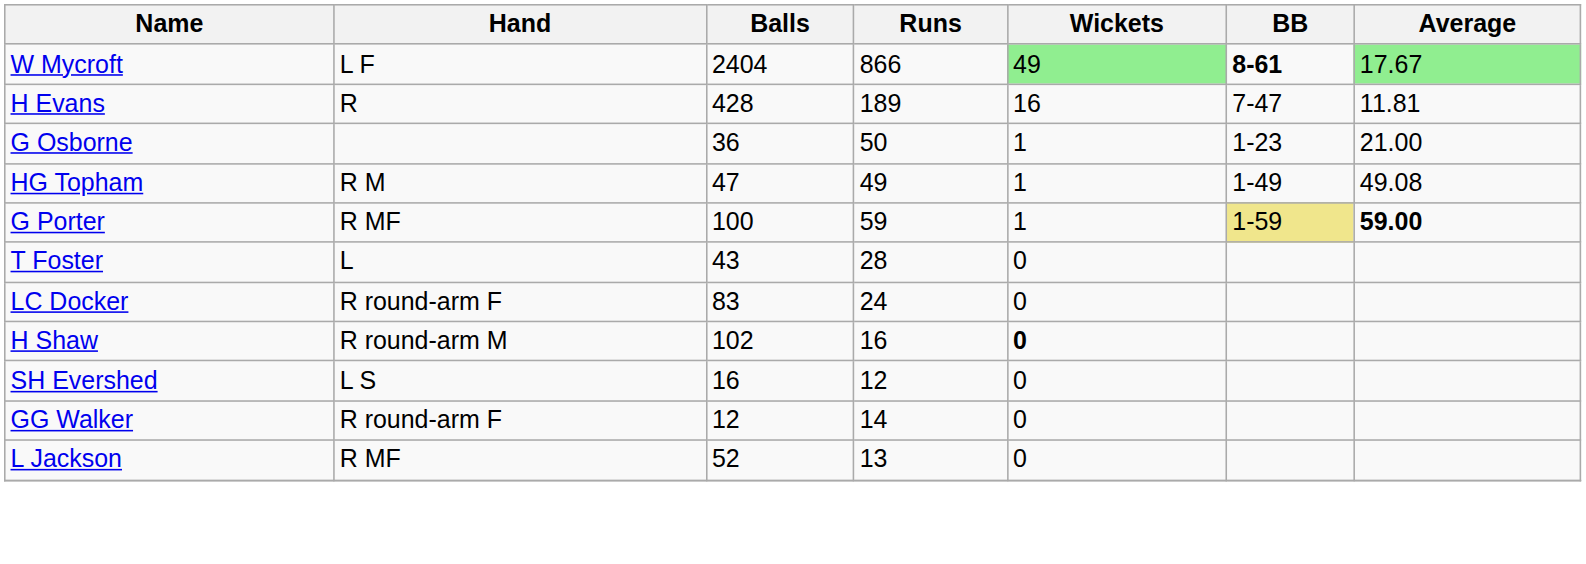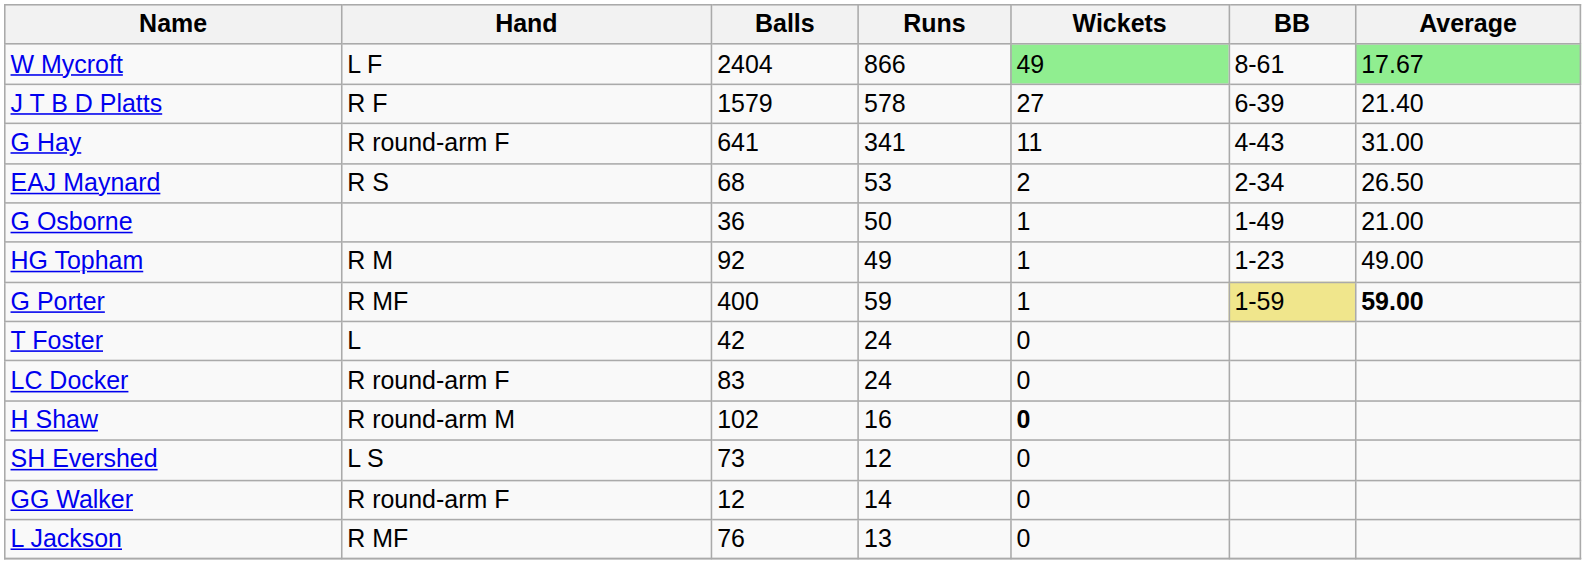(1257, 63) bold -> (1259, 63) normal
+ row: (86, 103)
- row: (58, 103)
+ row: (46, 143)
+ row: (85, 182)
(1257, 143) 1-23 -> (1259, 222) 1-49
(726, 182) 47 -> (731, 261) 92
(1257, 182) 1-49 -> (1259, 261) 1-23
(1391, 182) 49.08 -> (1392, 261) 49.00
(733, 222) 100 -> (738, 301) 400
(726, 261) 43 -> (731, 340) 42
(874, 261) 28 -> (878, 340) 24
(726, 380) 16 -> (731, 459) 73
(726, 459) 52 -> (731, 538) 76
